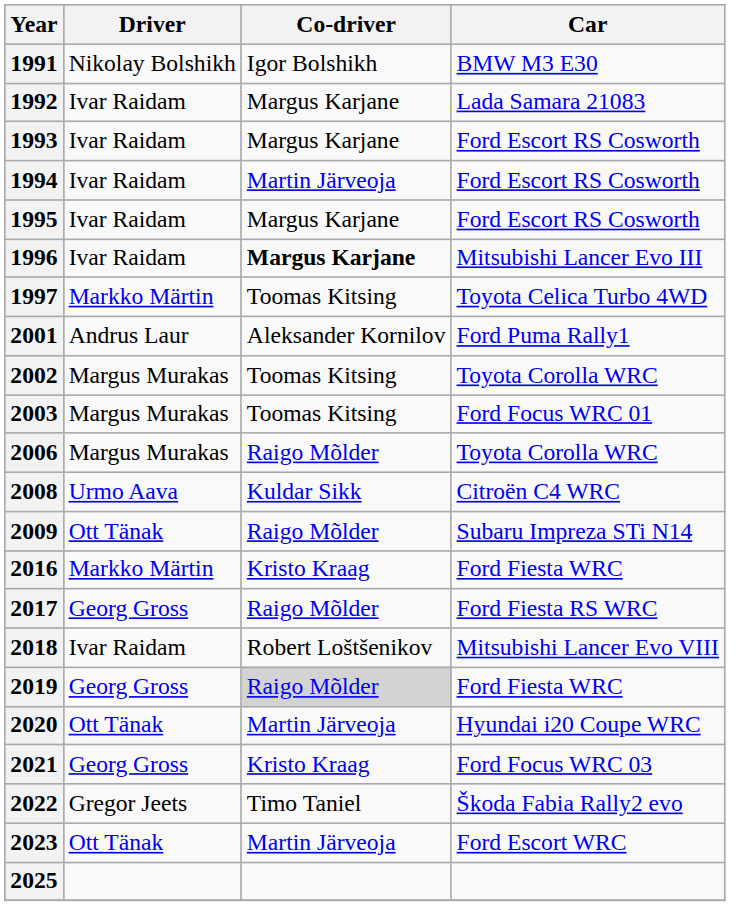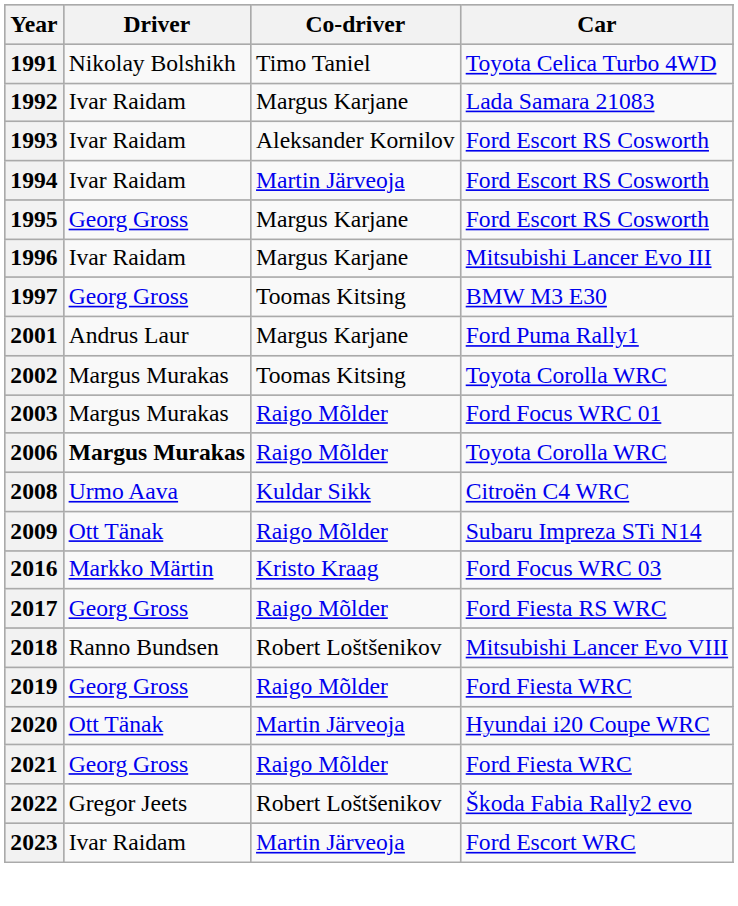(312, 63) Igor Bolshikh -> (313, 63) Timo Taniel
(527, 63) BMW M3 E30 -> (591, 63) Toyota Celica Turbo 4WD
(323, 141) Margus Karjane -> (355, 141) Aleksander Kornilov
(127, 219) Ivar Raidam -> (128, 219) Georg Gross
(331, 258) bold -> (332, 258) normal
(141, 297) Markko Märtin -> (128, 297) Georg Gross
(582, 297) Toyota Celica Turbo 4WD -> (536, 297) BMW M3 E30
(346, 335) Aleksander Kornilov -> (332, 335) Margus Karjane
(322, 413) Toomas Kitsing -> (322, 413) Raigo Mõlder
(149, 452) normal -> (157, 452) bold
(540, 569) Ford Fiesta WRC -> (564, 569) Ford Focus WRC 03
(127, 647) Ivar Raidam -> (144, 647) Ranno Bundsen
(313, 686) lightgrey background -> (322, 686) no background
(308, 764) Kristo Kraag -> (322, 764) Raigo Mõlder
(554, 764) Ford Focus WRC 03 -> (549, 764) Ford Fiesta WRC
(304, 803) Timo Taniel -> (349, 803) Robert Loštšenikov
(116, 842) Ott Tänak -> (127, 842) Ivar Raidam
- row: (34, 881)
